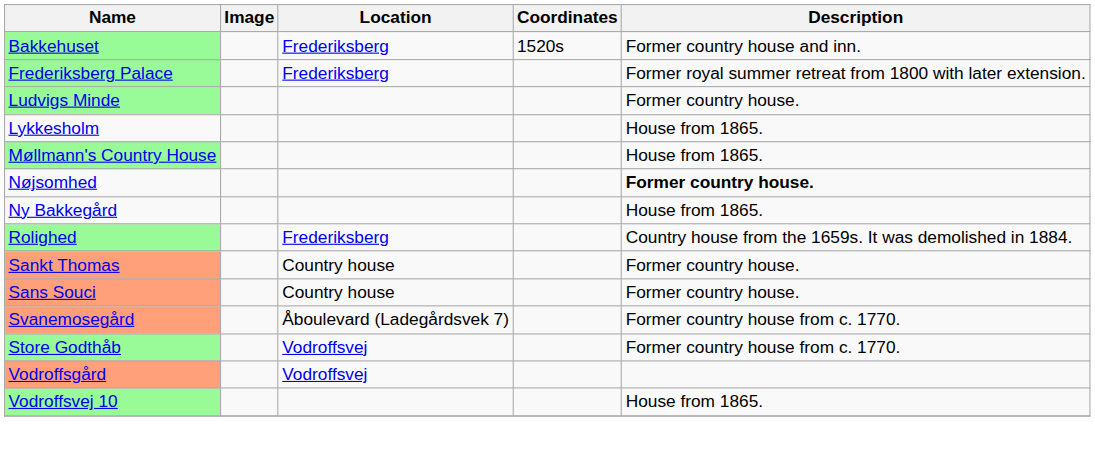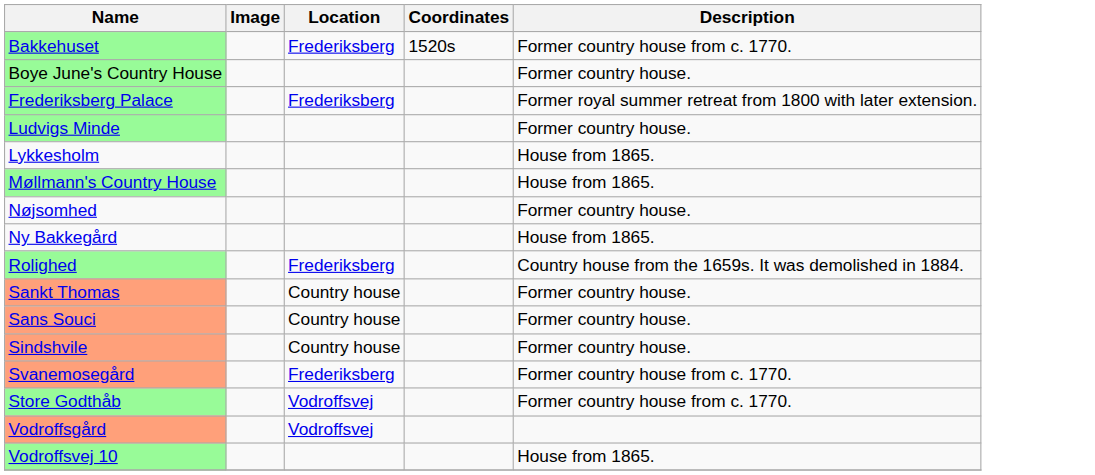(743, 45) Former country house and inn. -> (655, 45) Former country house from c. 1770.
+ row: (115, 73)
(720, 182) bold -> (604, 210) normal
+ row: (48, 347)
(396, 319) Åboulevard (Ladegårdsvek 7) -> (341, 374) Frederiksberg
